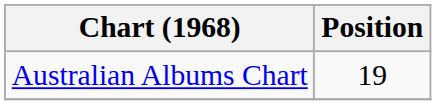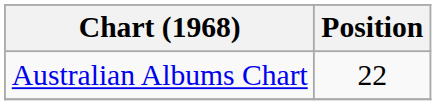(372, 74) 19 -> (372, 74) 22
